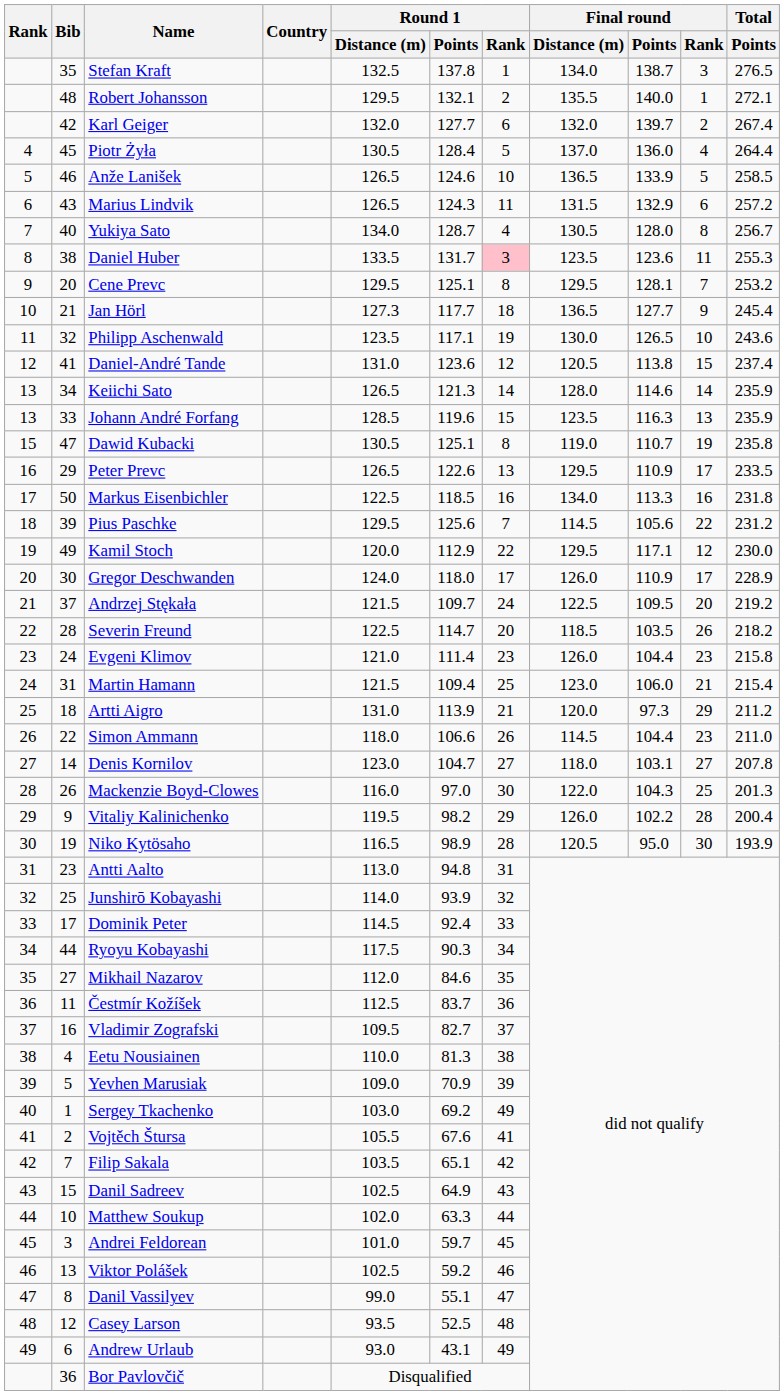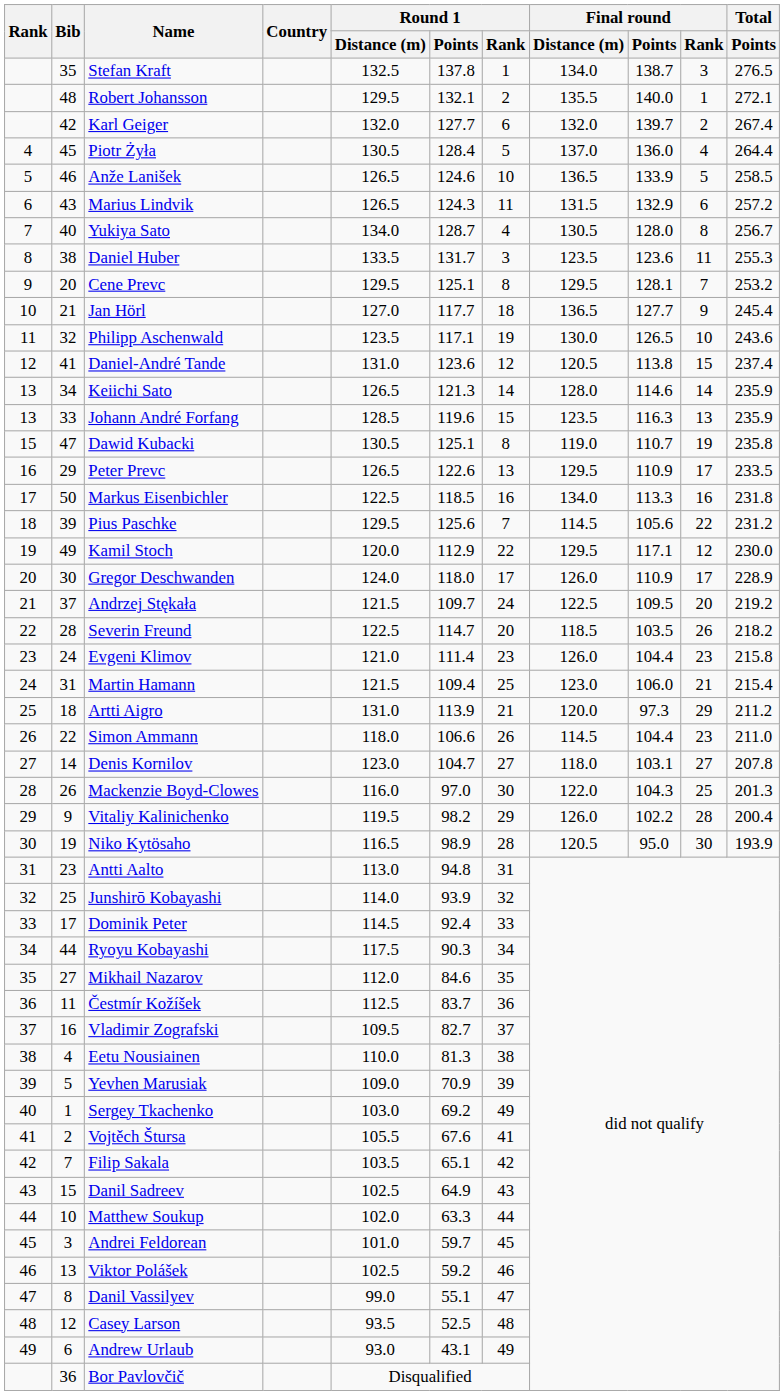(506, 257) pink background -> (506, 257) no background
(380, 310) 127.3 -> (380, 310) 127.0
